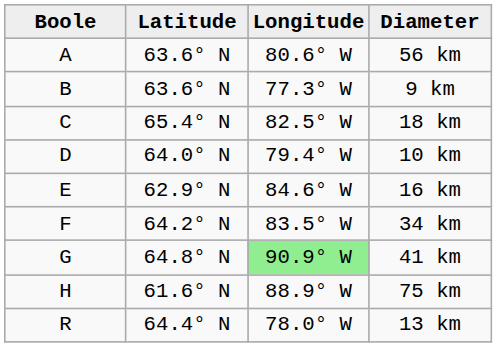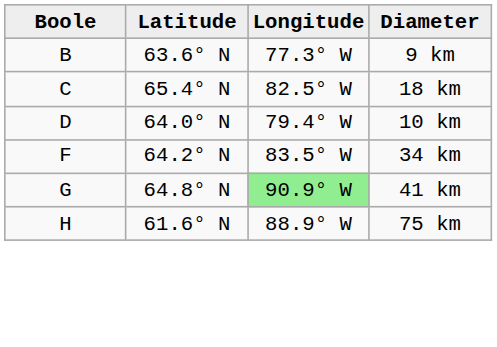- row: (430, 55)
- row: (430, 190)
- row: (430, 325)
